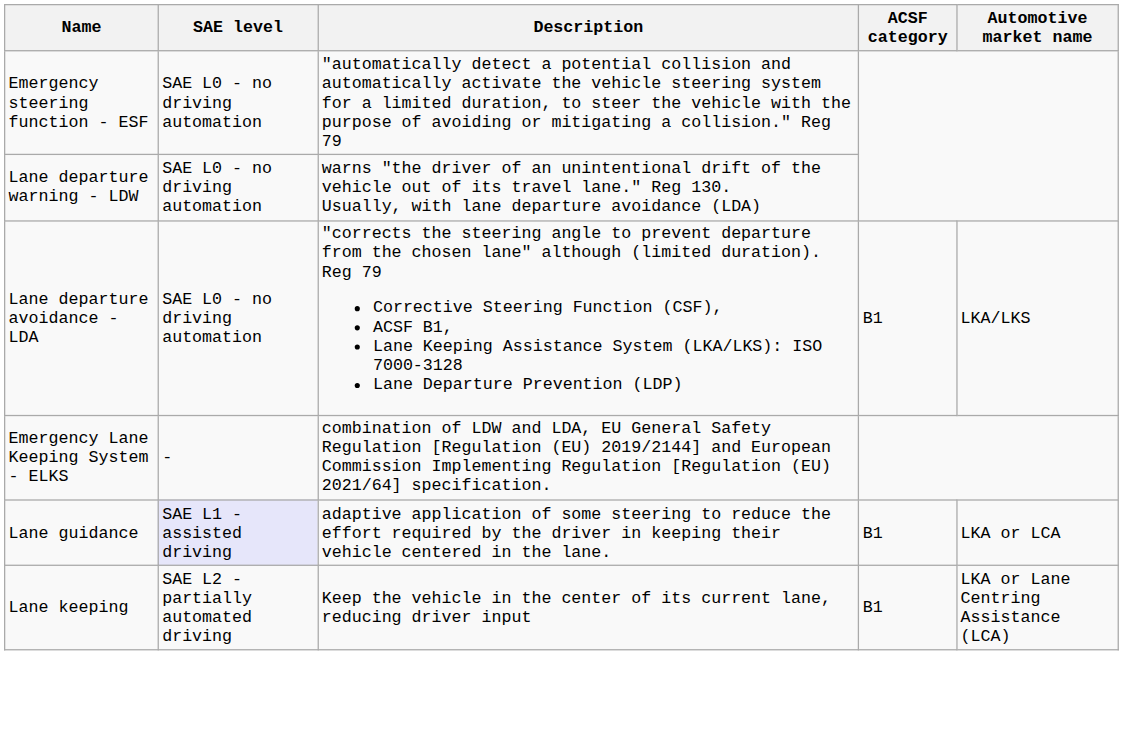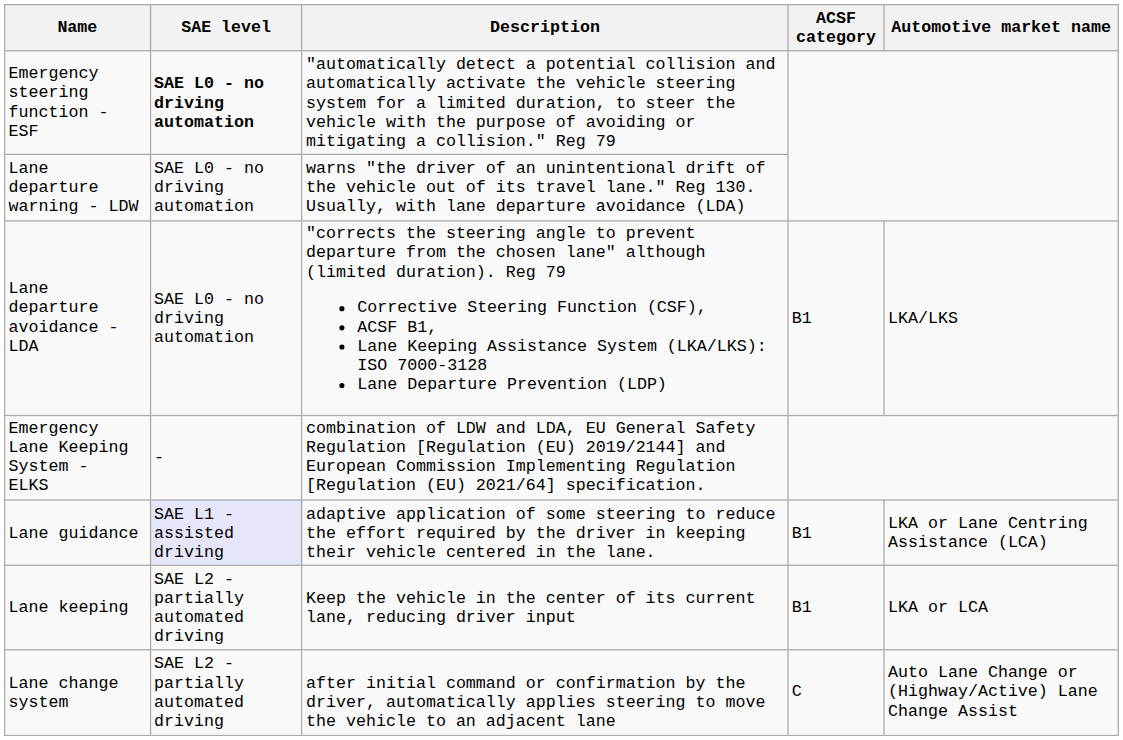(217, 103) normal -> (209, 103) bold
(1011, 533) LKA or LCA -> (988, 533) LKA or Lane Centring Assistance (LCA)
(1016, 608) LKA or Lane Centring Assistance (LCA) -> (938, 608) LKA or LCA
+ row: (64, 693)
